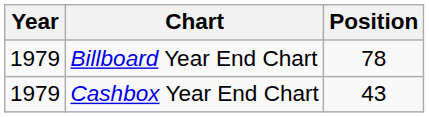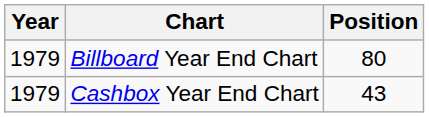(374, 58) 78 -> (374, 58) 80
